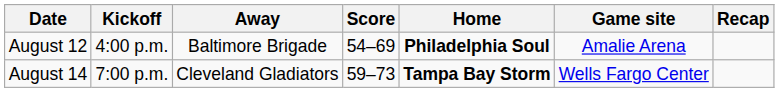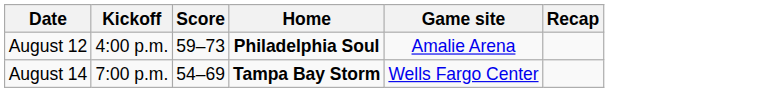- column: (257, 19)
(371, 46) 54–69 -> (201, 46) 59–73
(371, 74) 59–73 -> (201, 74) 54–69
